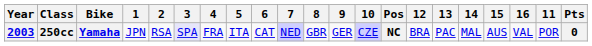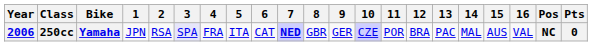columns swapped: (549, 14) <-> (394, 14)
(21, 32) 2003 -> (21, 32) 2006
(291, 32) normal -> (291, 32) bold
